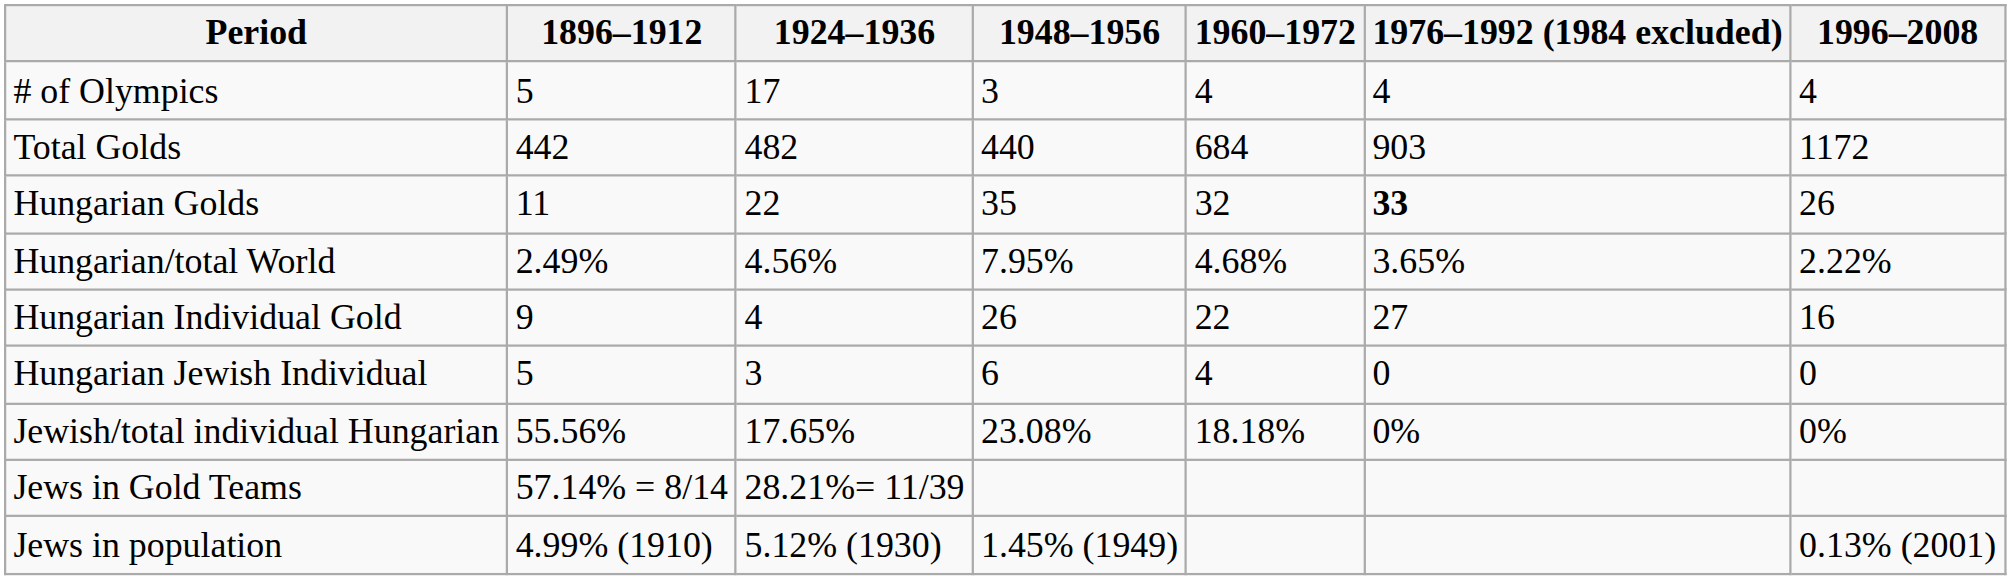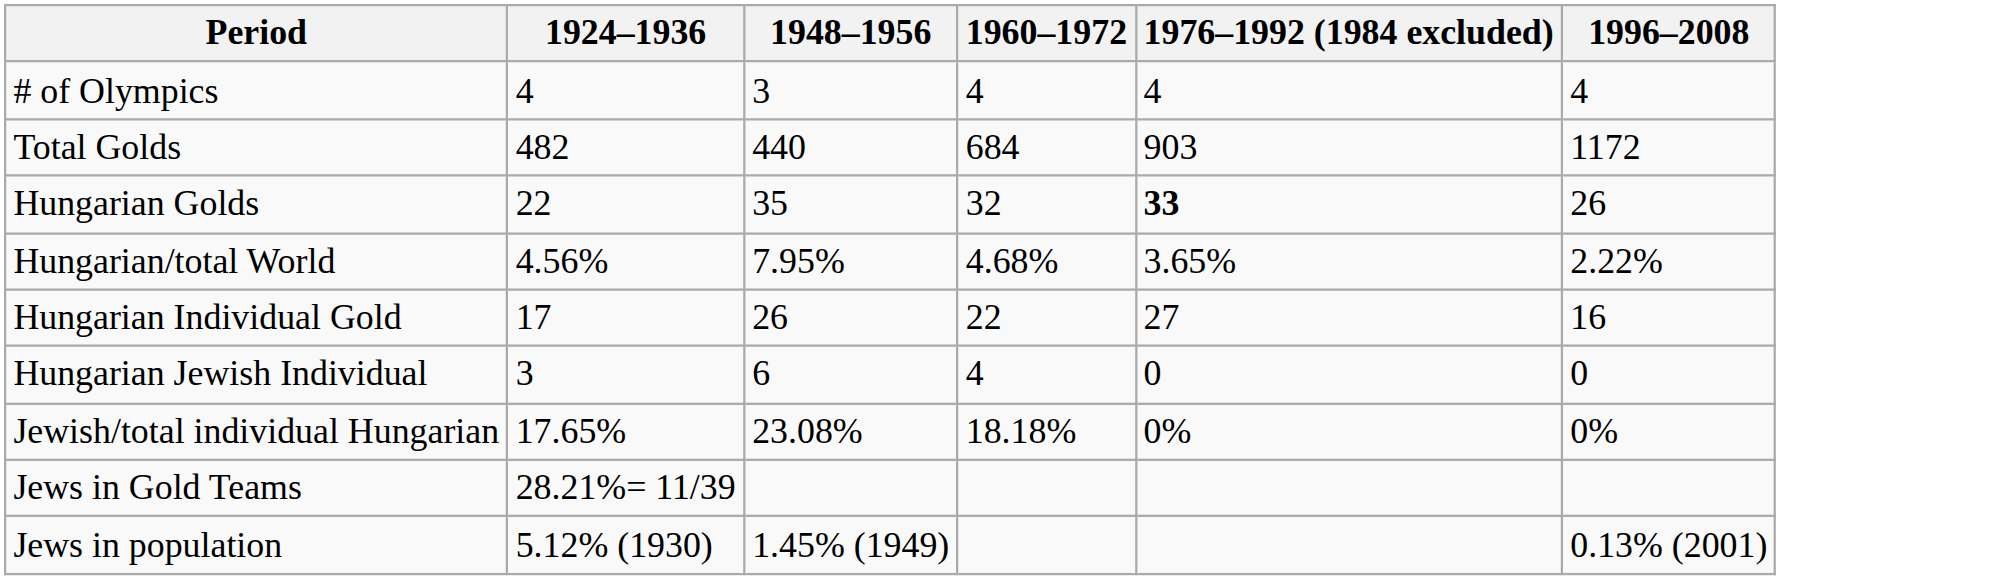- column: (622, 32)
(762, 89) 17 -> (525, 89) 4
(753, 317) 4 -> (534, 317) 17
